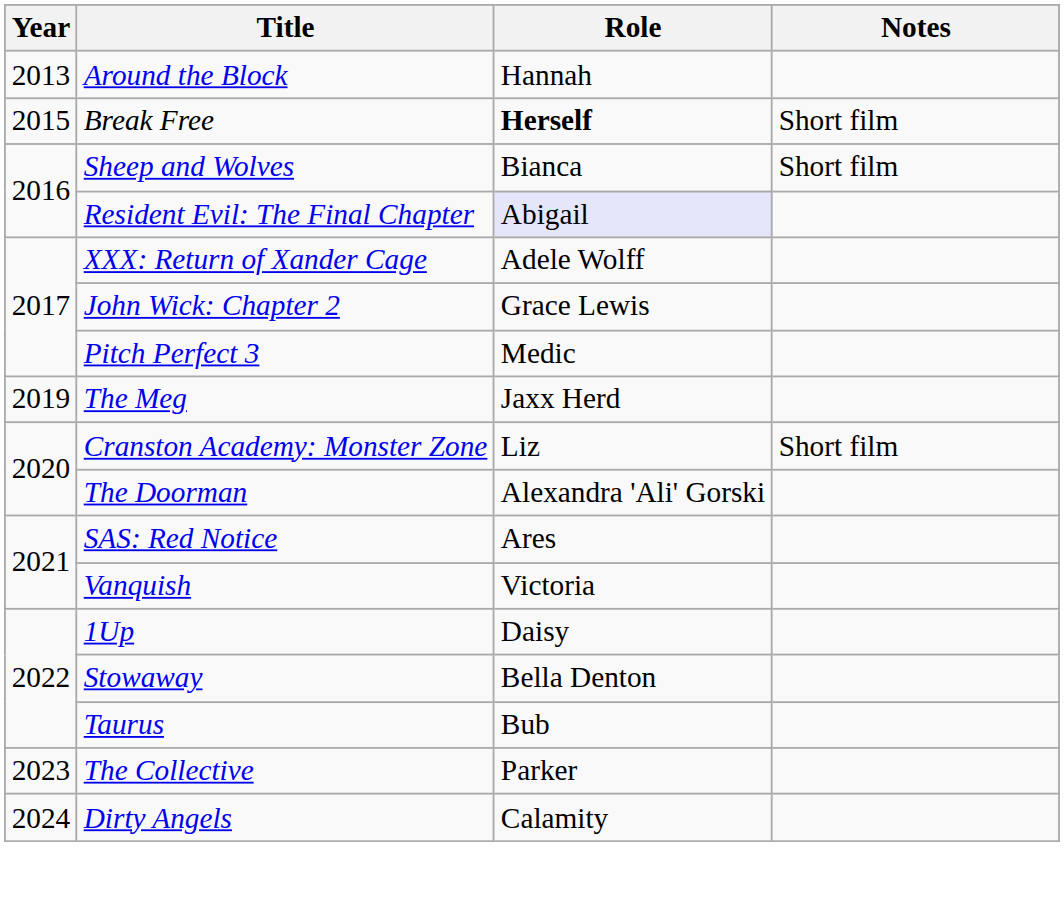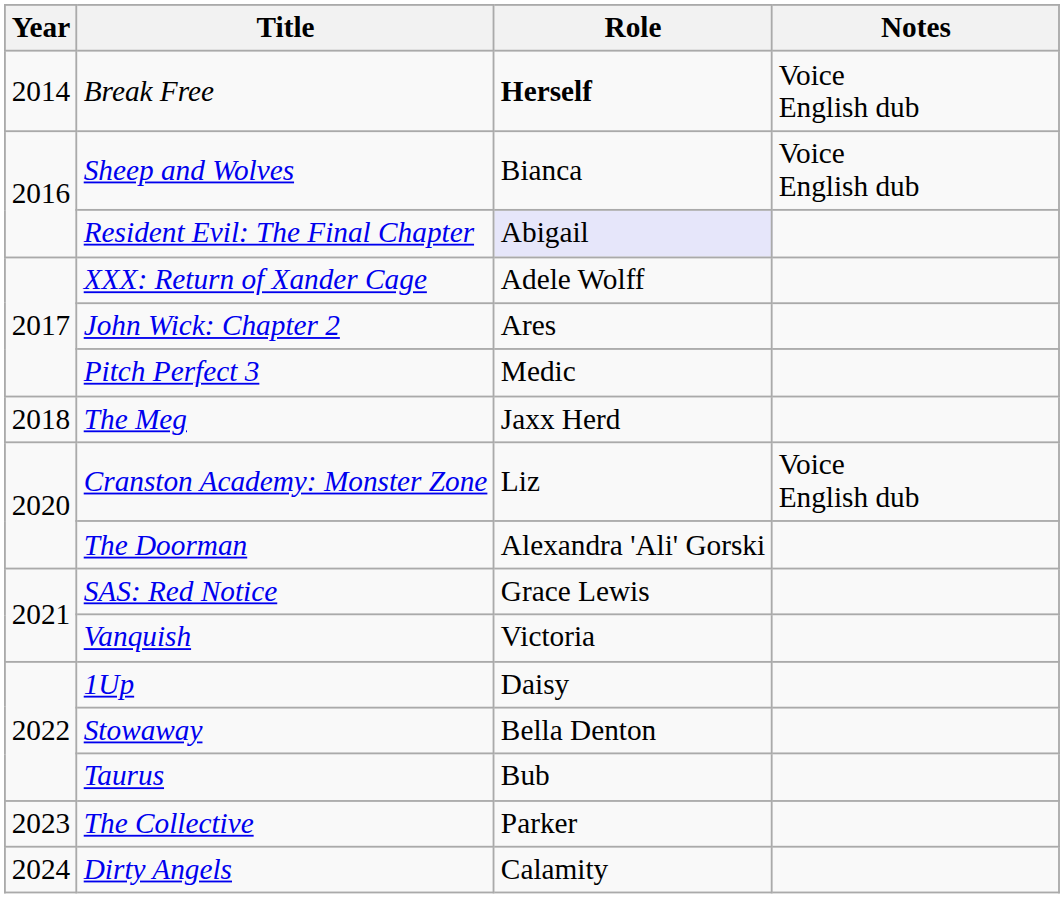- row: (186, 74)
(41, 120) 2015 -> (41, 90) 2014
(838, 120) Short film -> (849, 90) Voice English dub
(838, 167) Short film -> (849, 170) Voice English dub
(575, 306) Grace Lewis -> (529, 325) Ares
(41, 399) 2019 -> (41, 418) 2018
(838, 445) Short film -> (849, 481) Voice English dub
(529, 538) Ares -> (575, 590) Grace Lewis
